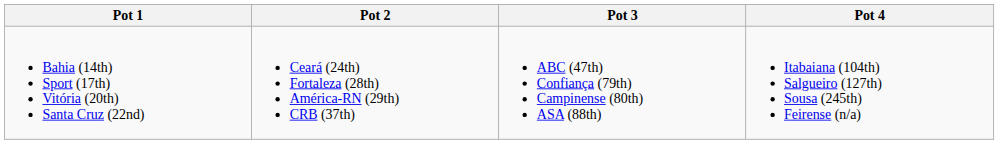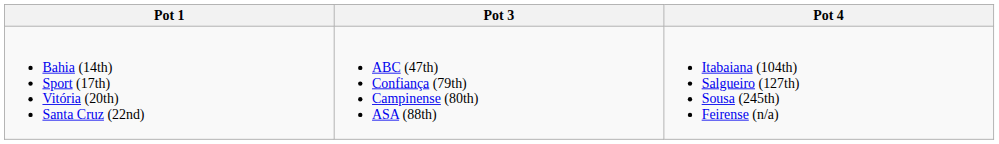- column: (375, 15)
